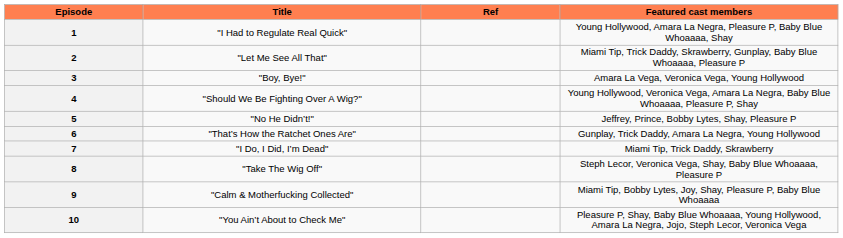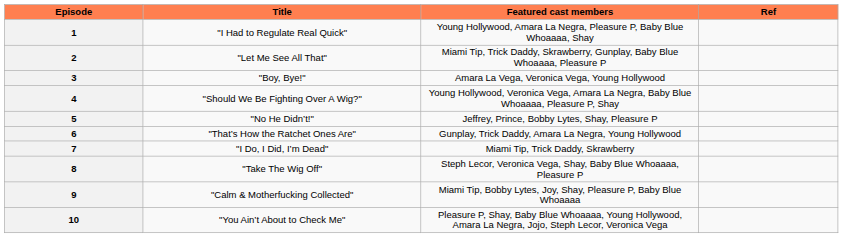columns swapped: (699, 12) <-> (491, 12)
